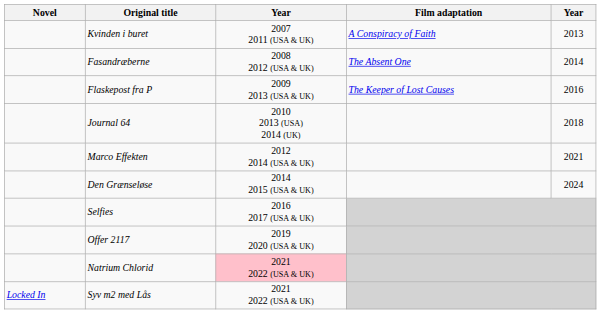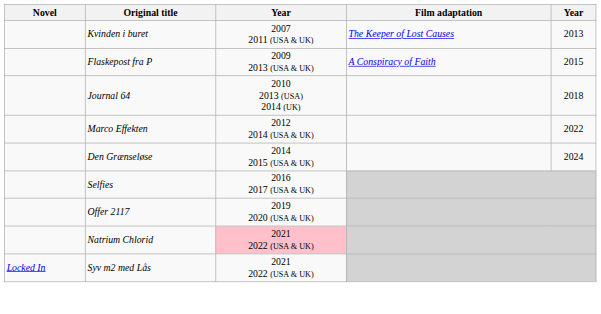(392, 34) A Conspiracy of Faith -> (401, 34) The Keeper of Lost Causes
- row: (118, 62)
(401, 90) The Keeper of Lost Causes -> (392, 62) A Conspiracy of Faith
(574, 90) 2016 -> (574, 62) 2015
(574, 157) 2021 -> (574, 129) 2022
